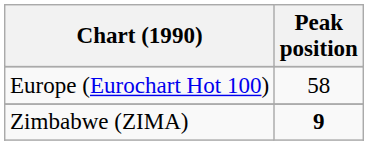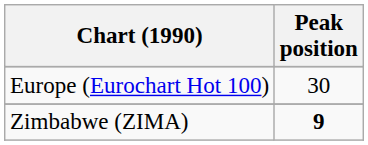(319, 85) 58 -> (319, 85) 30
